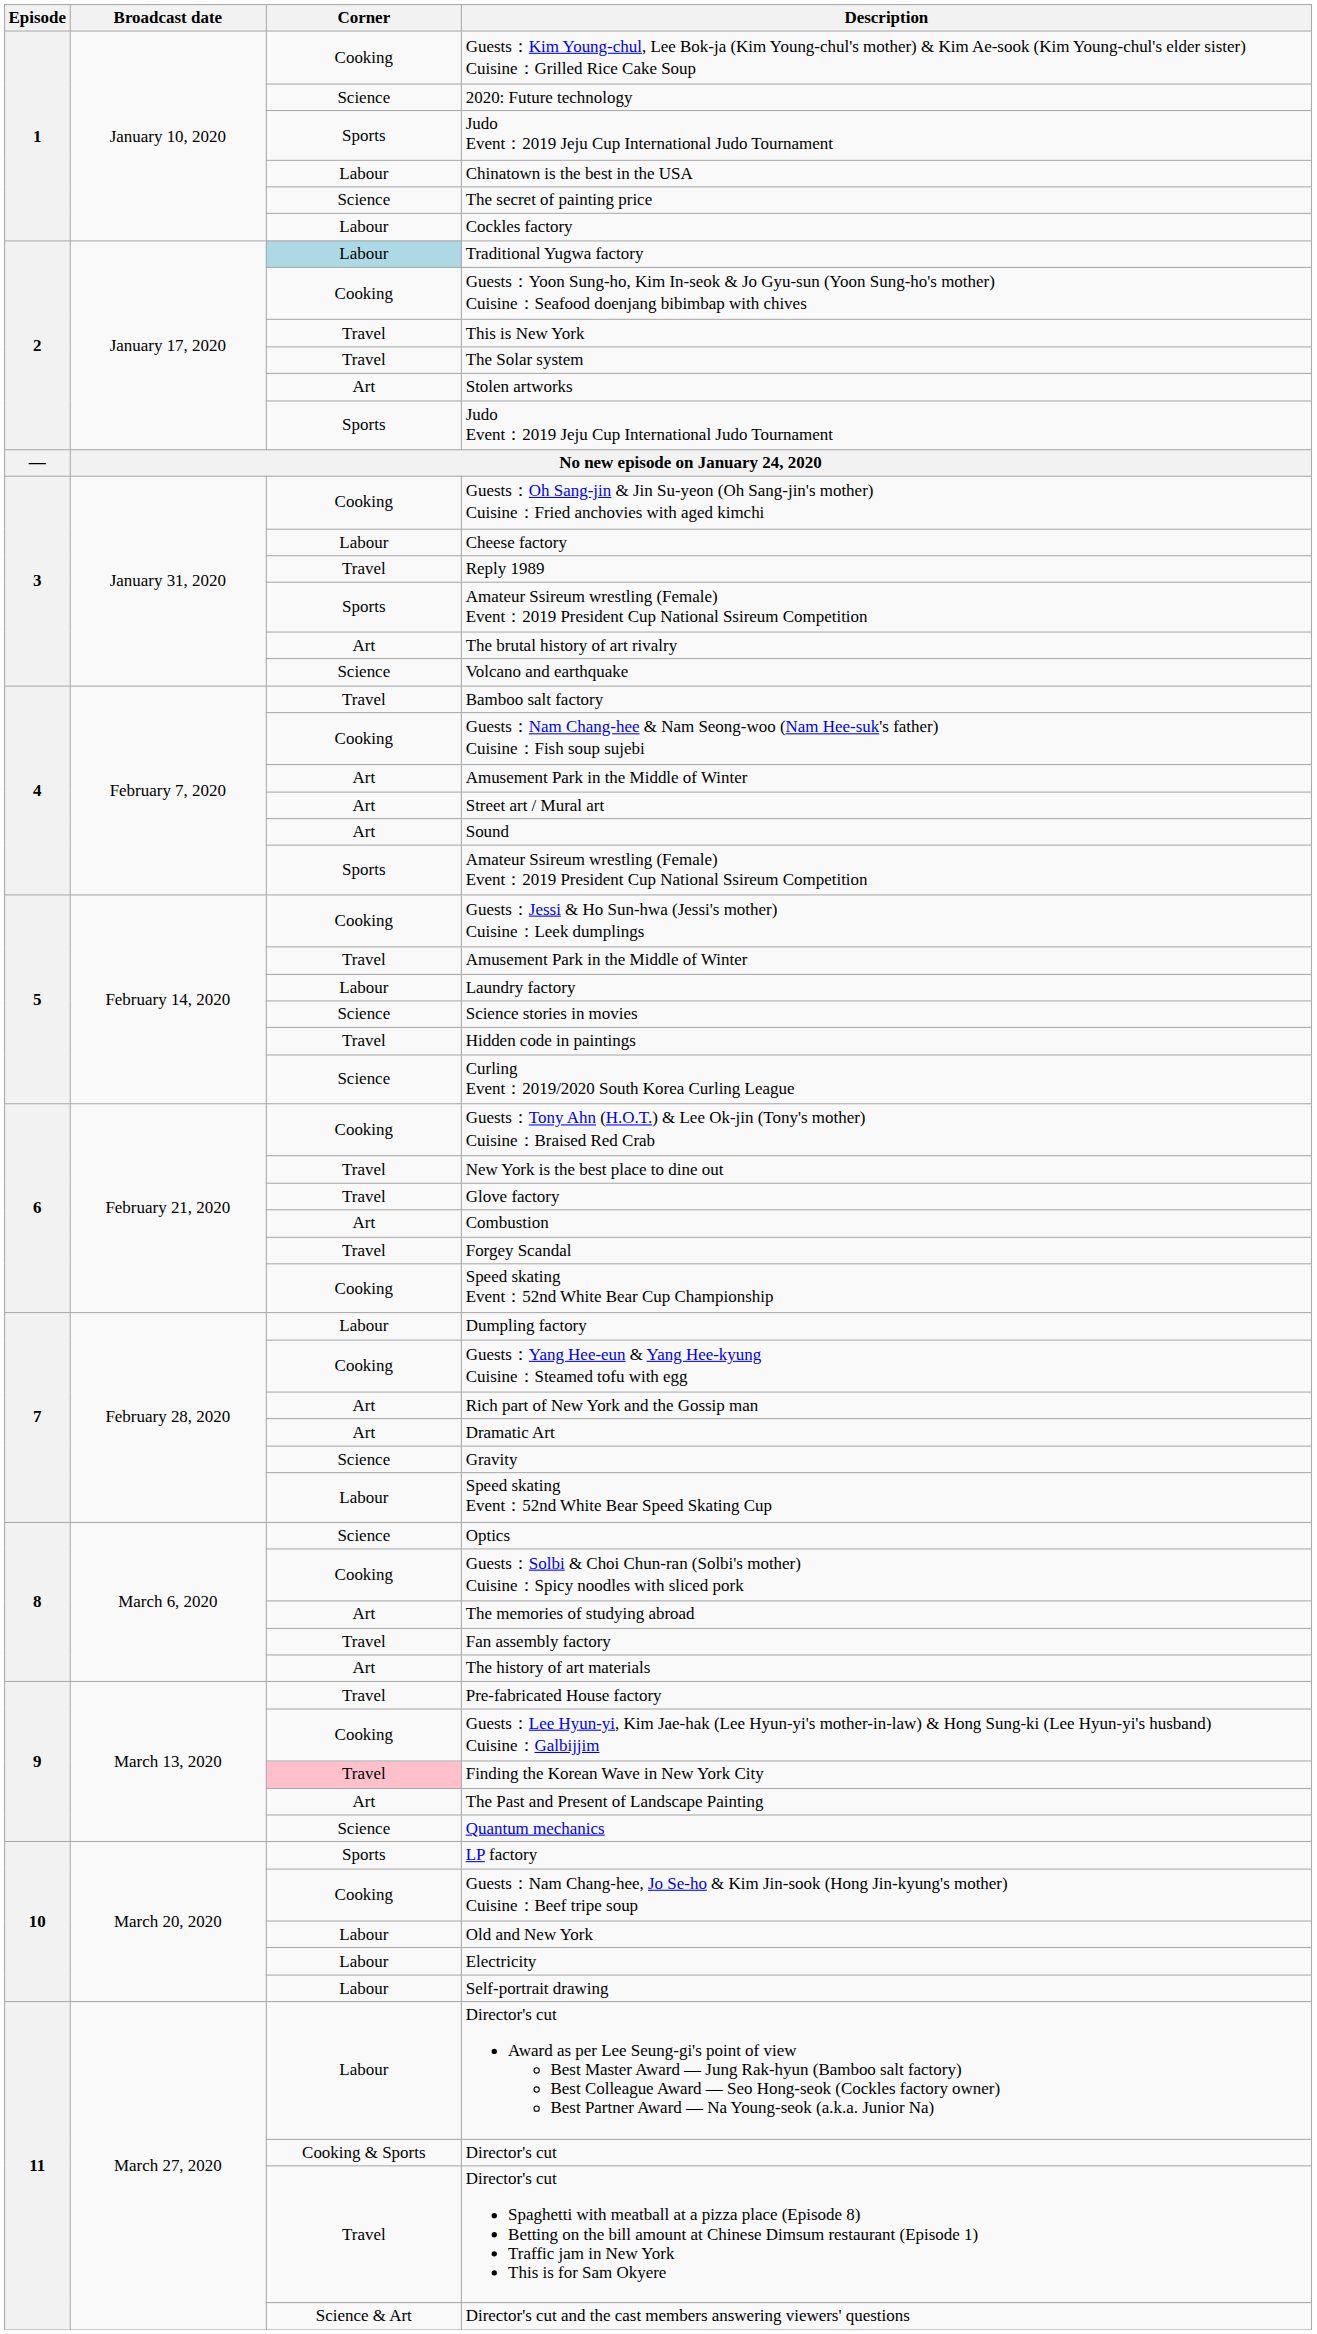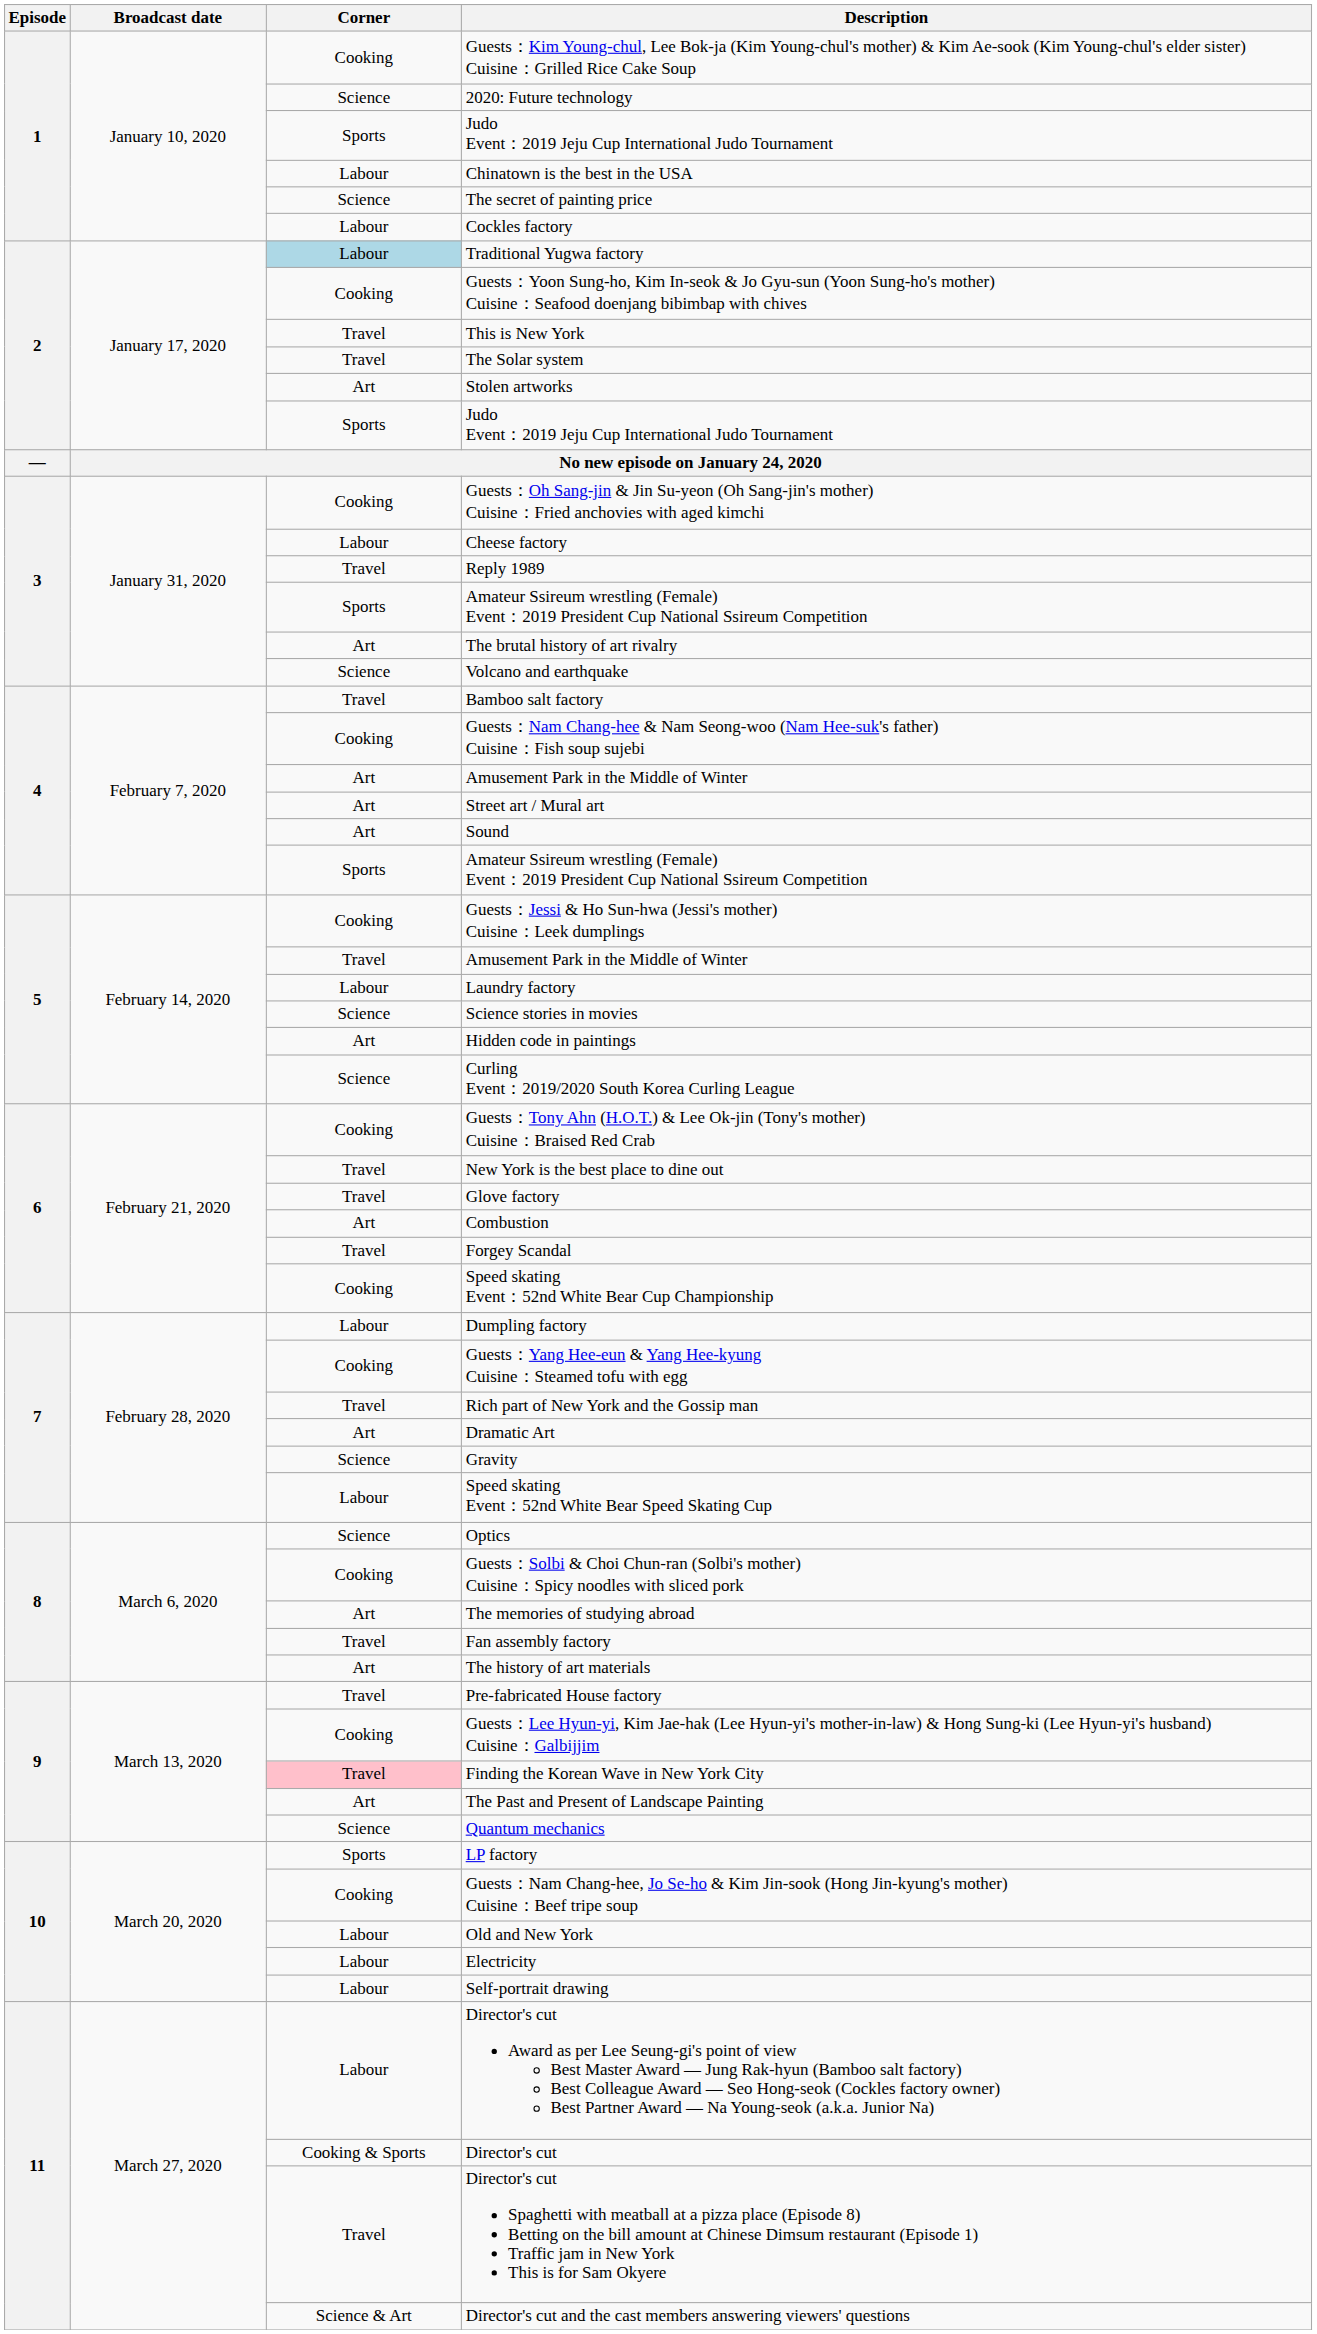(364, 1041) Travel -> (364, 1041) Art
(364, 1405) Art -> (364, 1405) Travel
